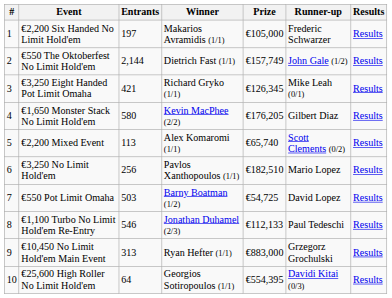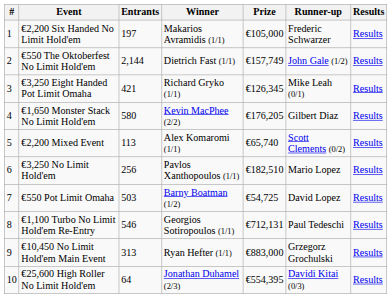(202, 225) Jonathan Duhamel (2/3) -> (199, 225) Georgios Sotiropoulos (1/1)
(264, 225) €112,133 -> (265, 225) €712,131
(199, 280) Georgios Sotiropoulos (1/1) -> (202, 280) Jonathan Duhamel (2/3)
